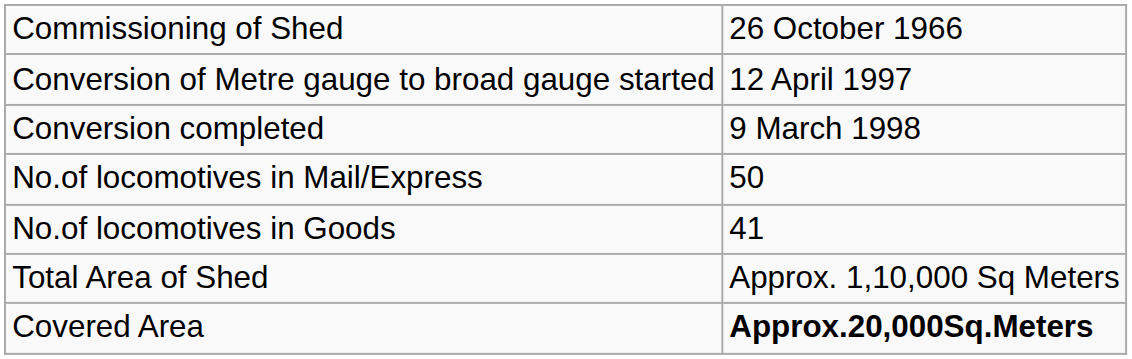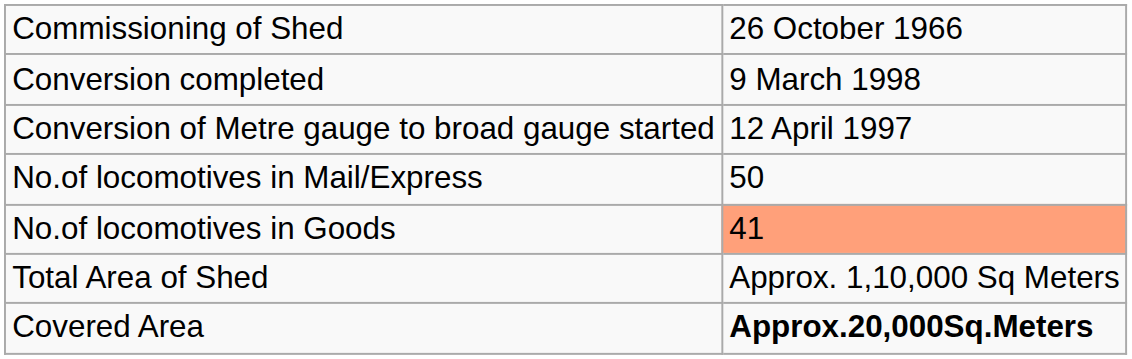rows swapped: (363, 79) <-> (168, 128)
(747, 228) no background -> (747, 228) lightsalmon background
